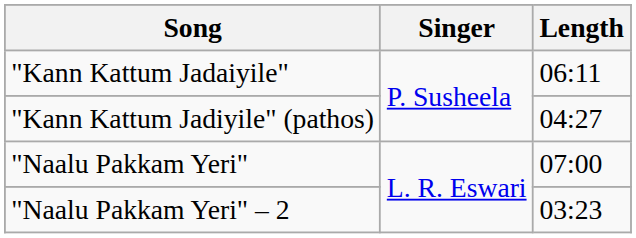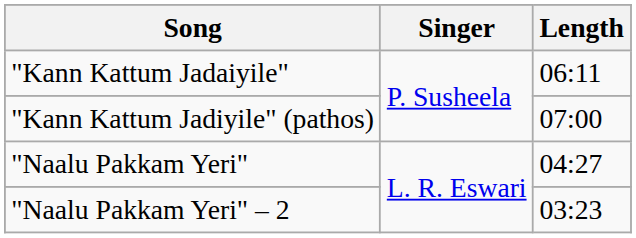(571, 118) 04:27 -> (571, 118) 07:00
(571, 164) 07:00 -> (571, 164) 04:27
